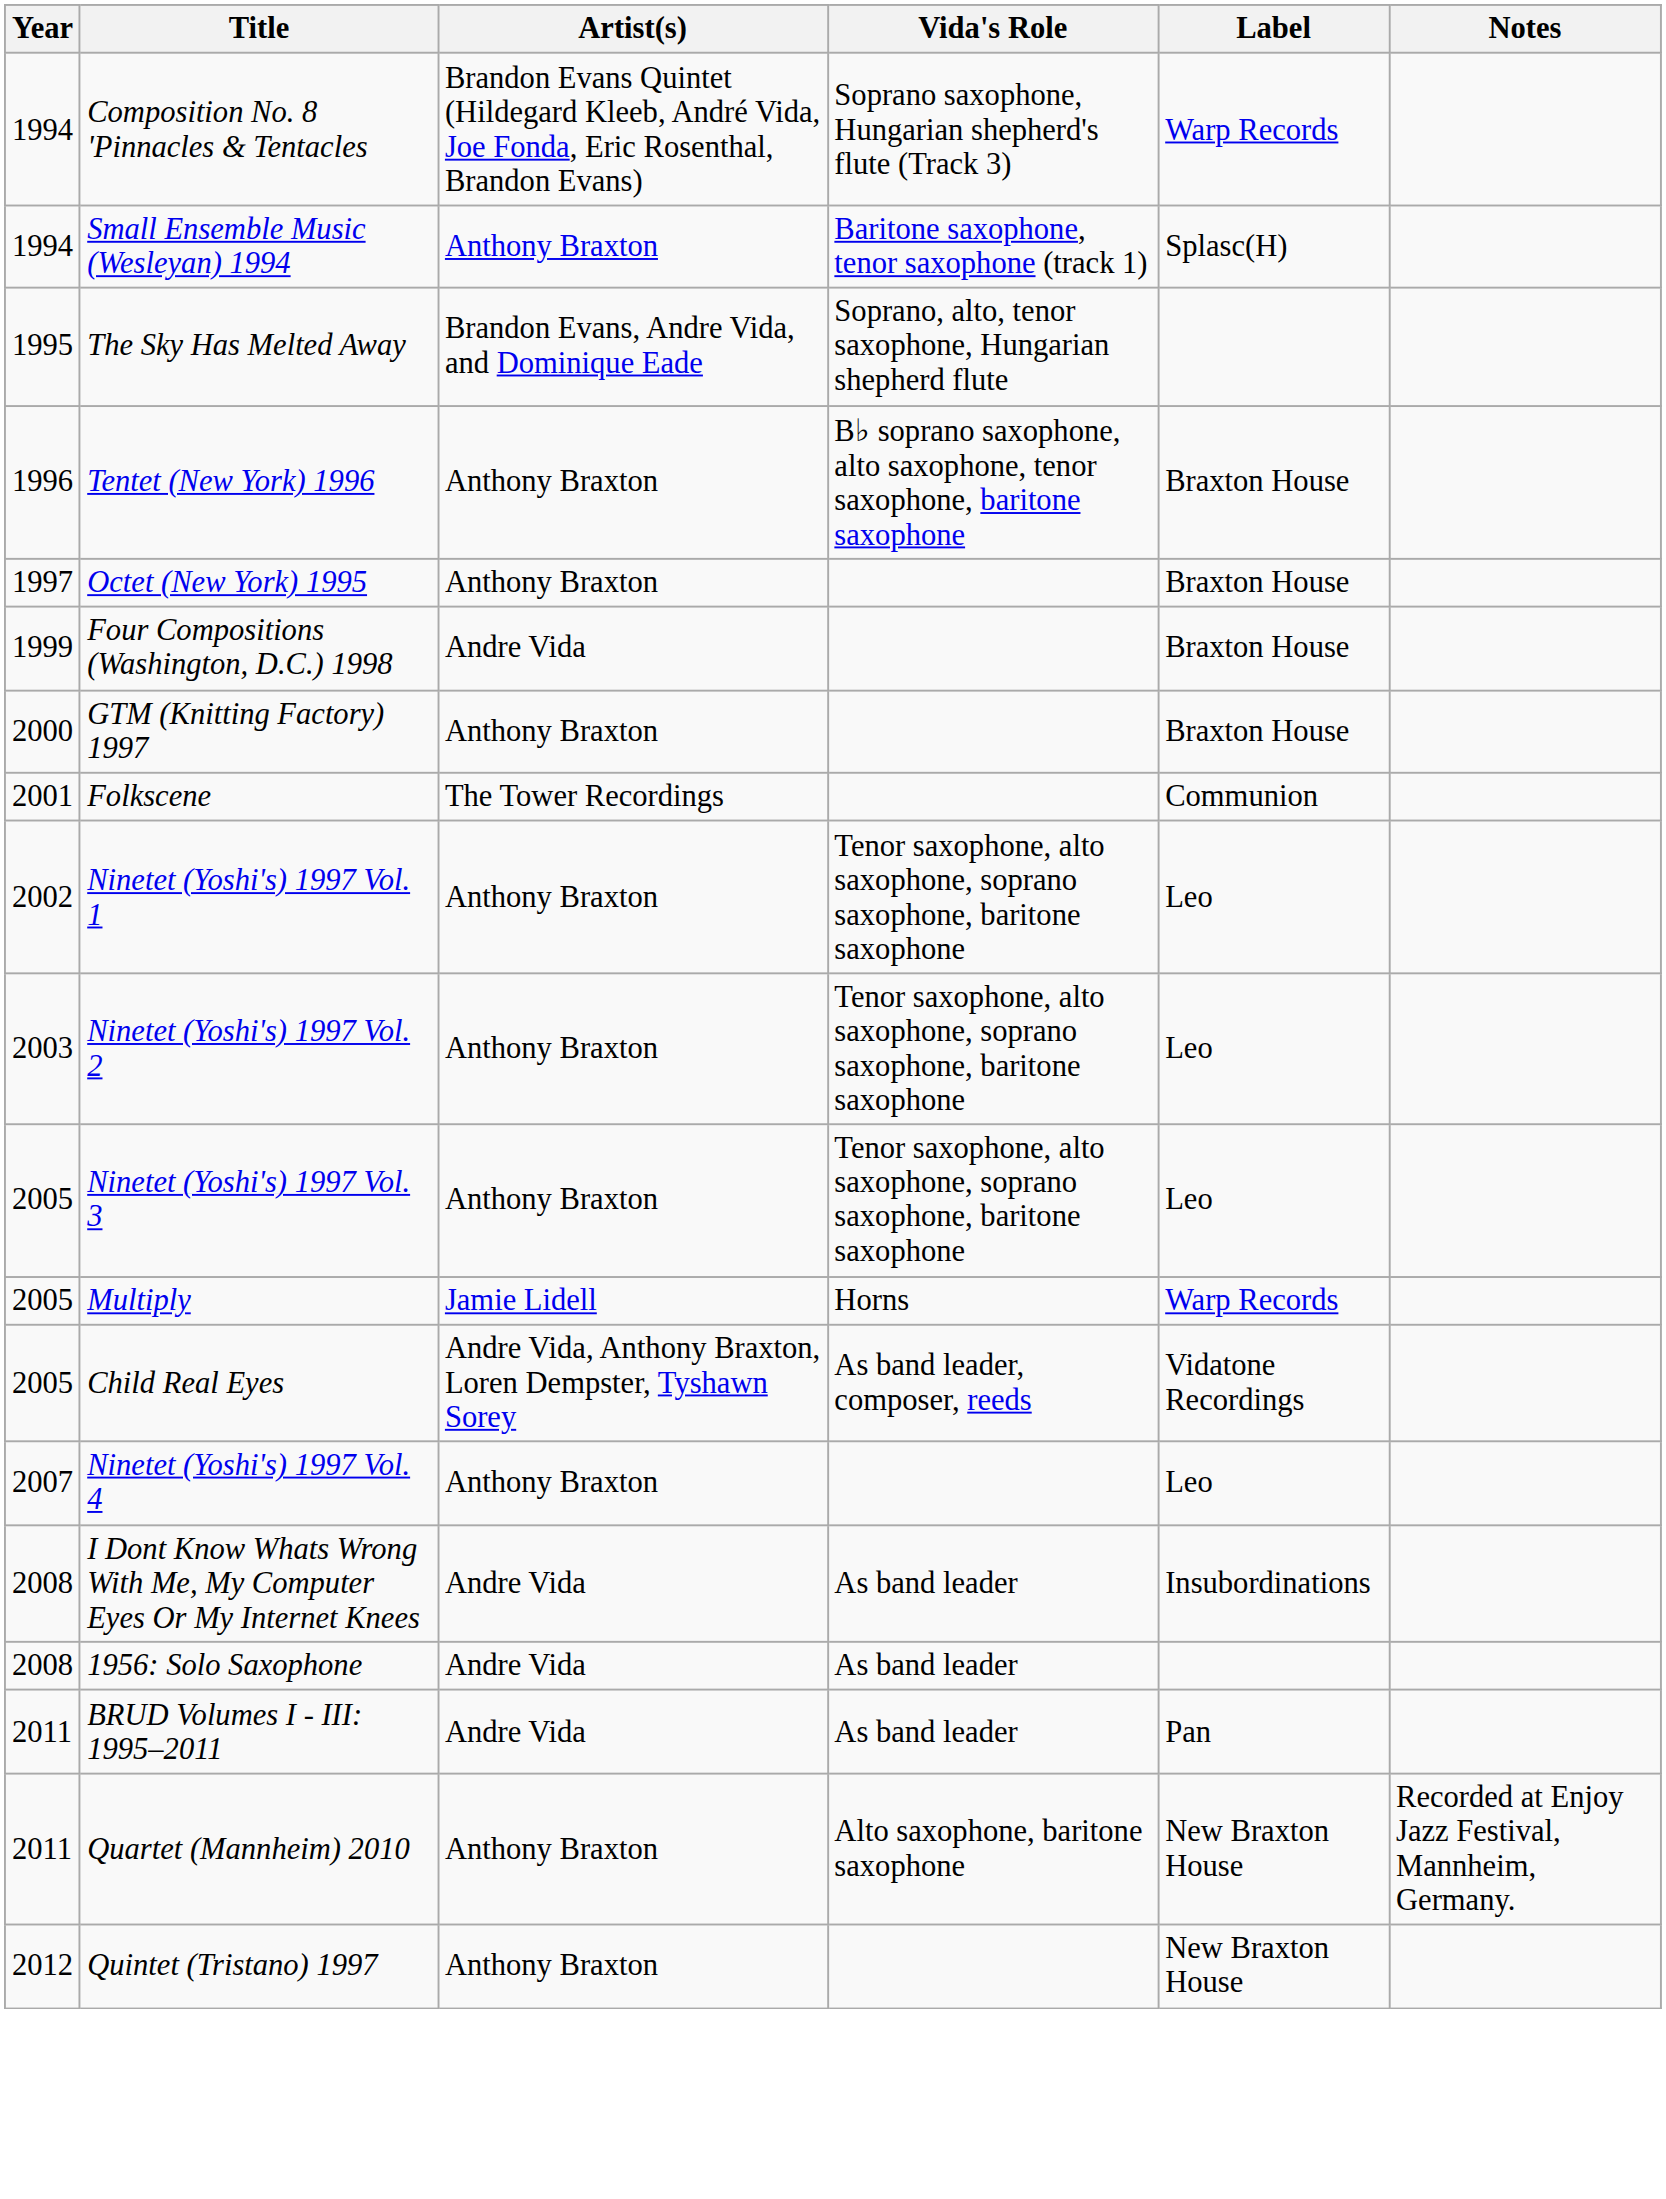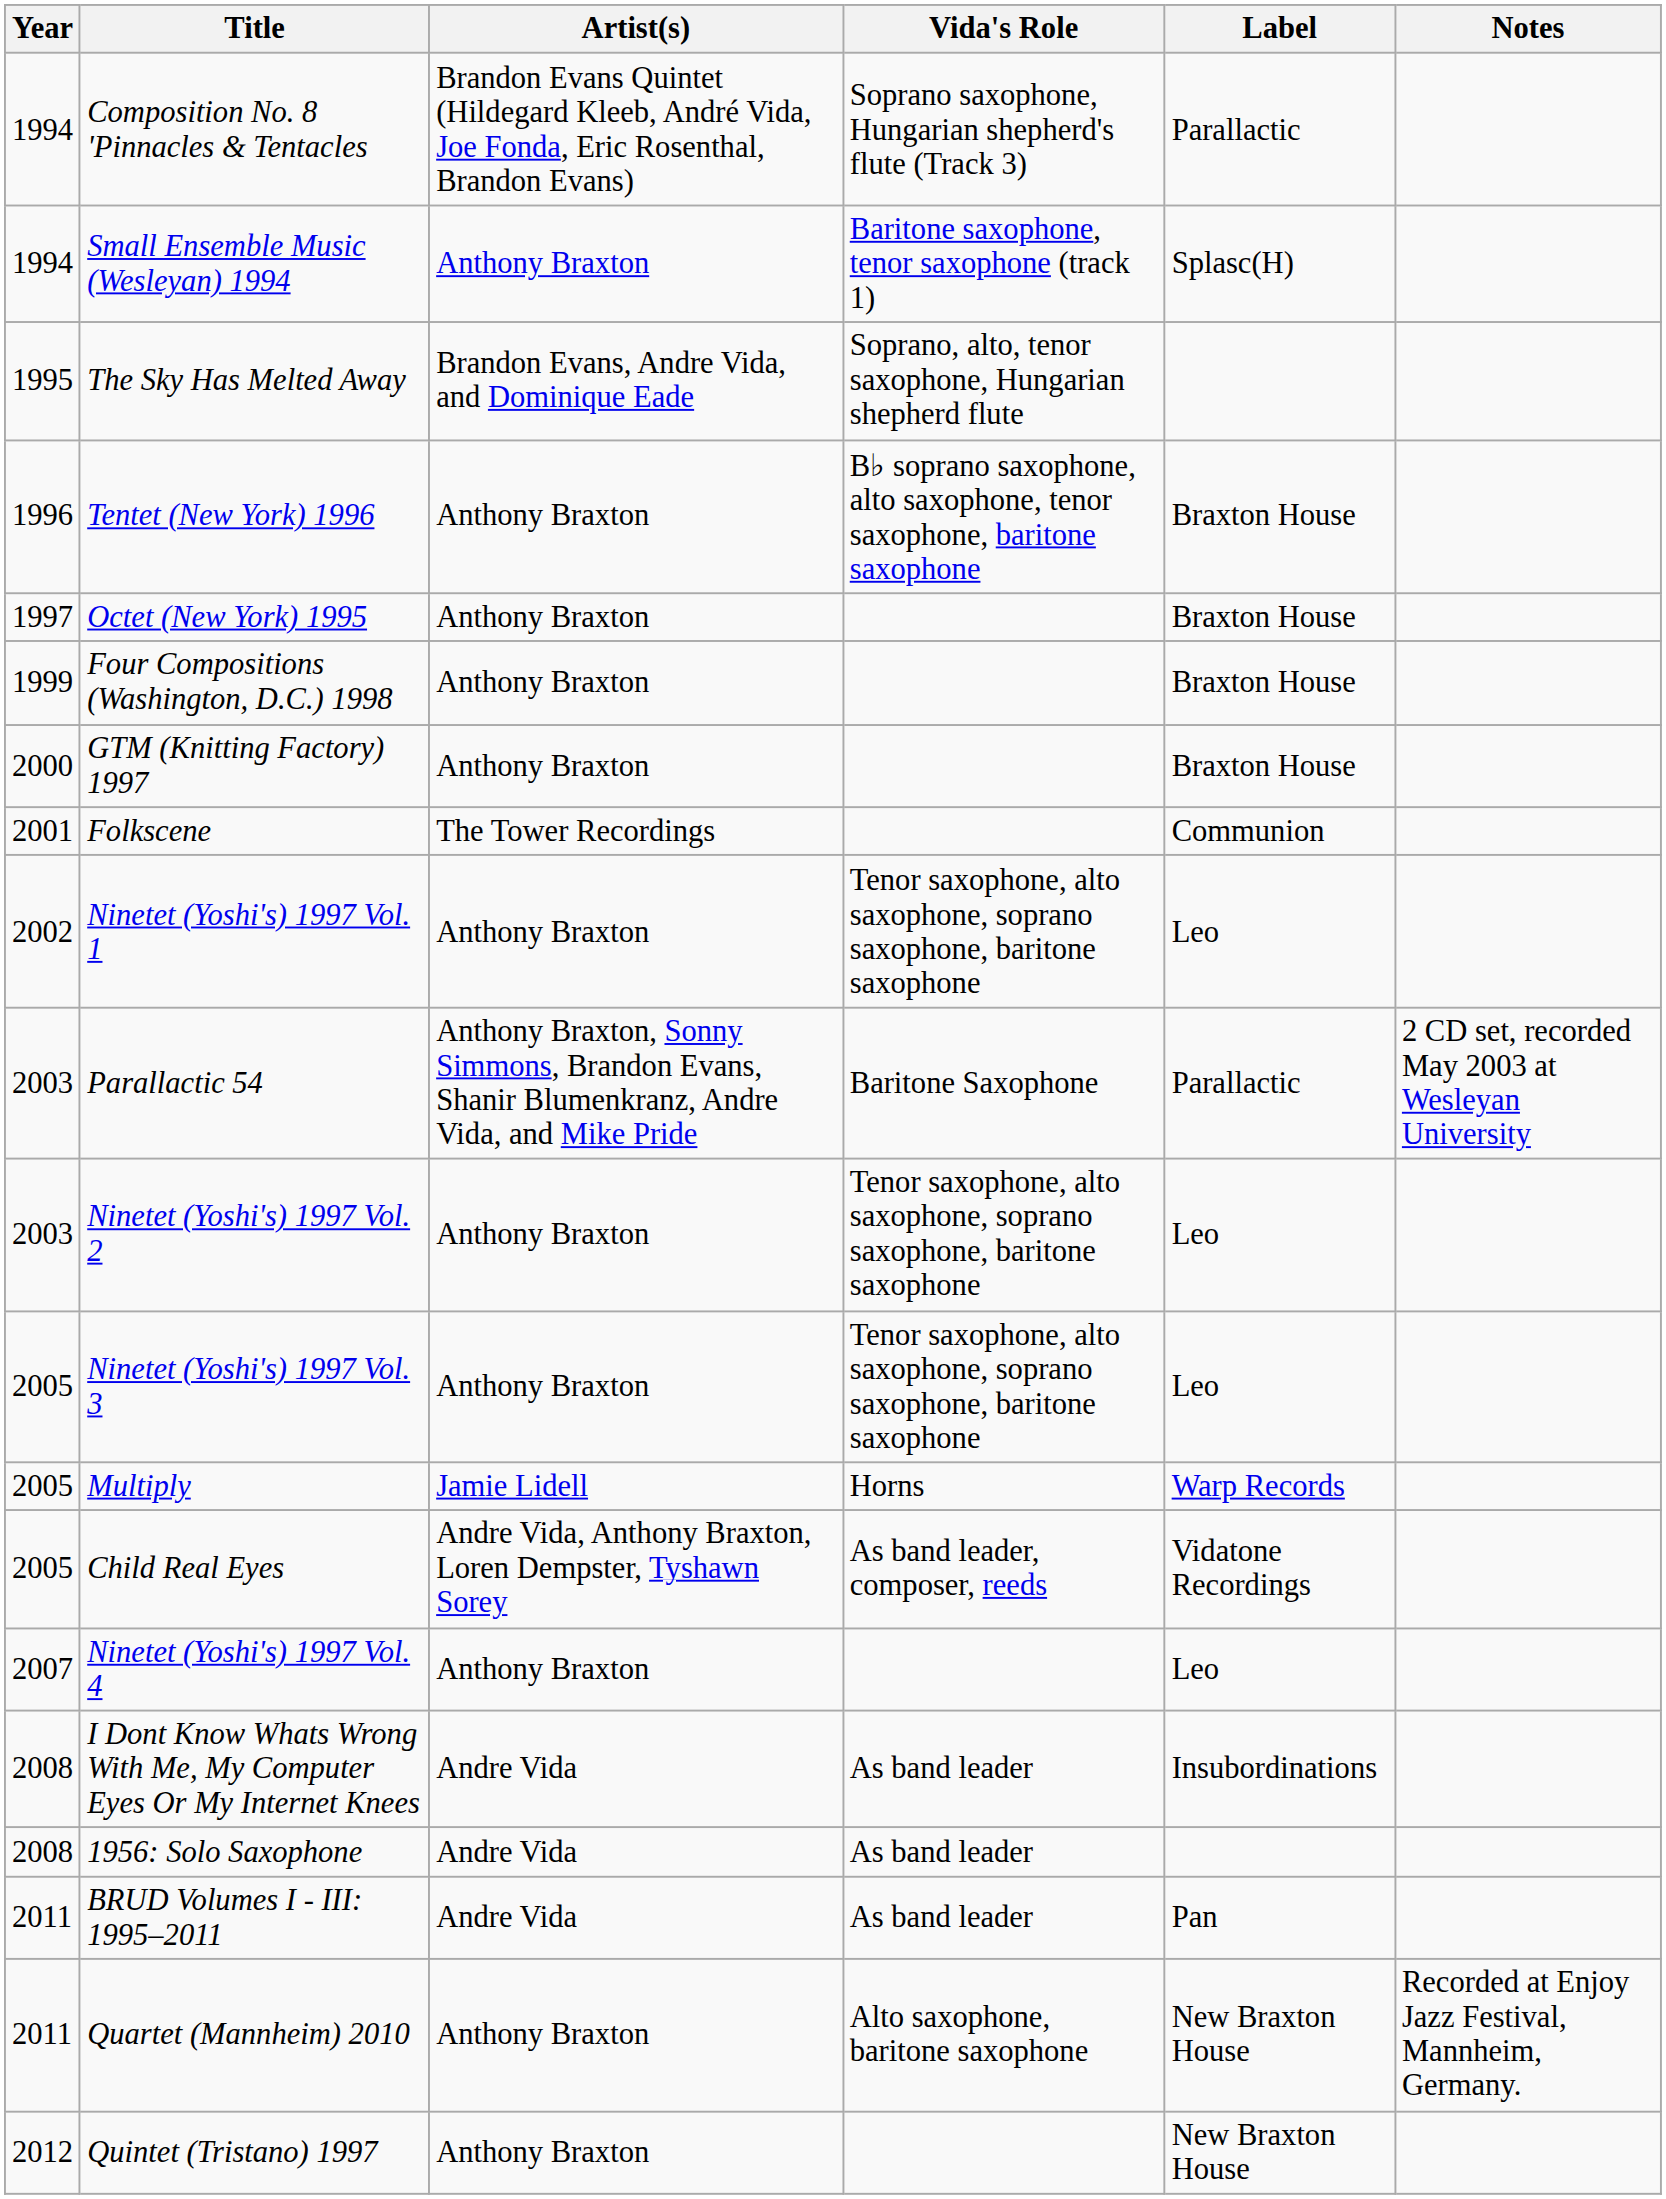(1252, 128) Warp Records -> (1236, 128) Parallactic
(515, 648) Andre Vida -> (543, 682) Anthony Braxton
+ row: (175, 1082)
